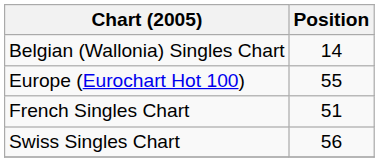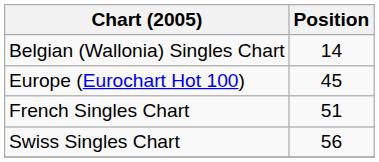(331, 80) 55 -> (331, 80) 45
